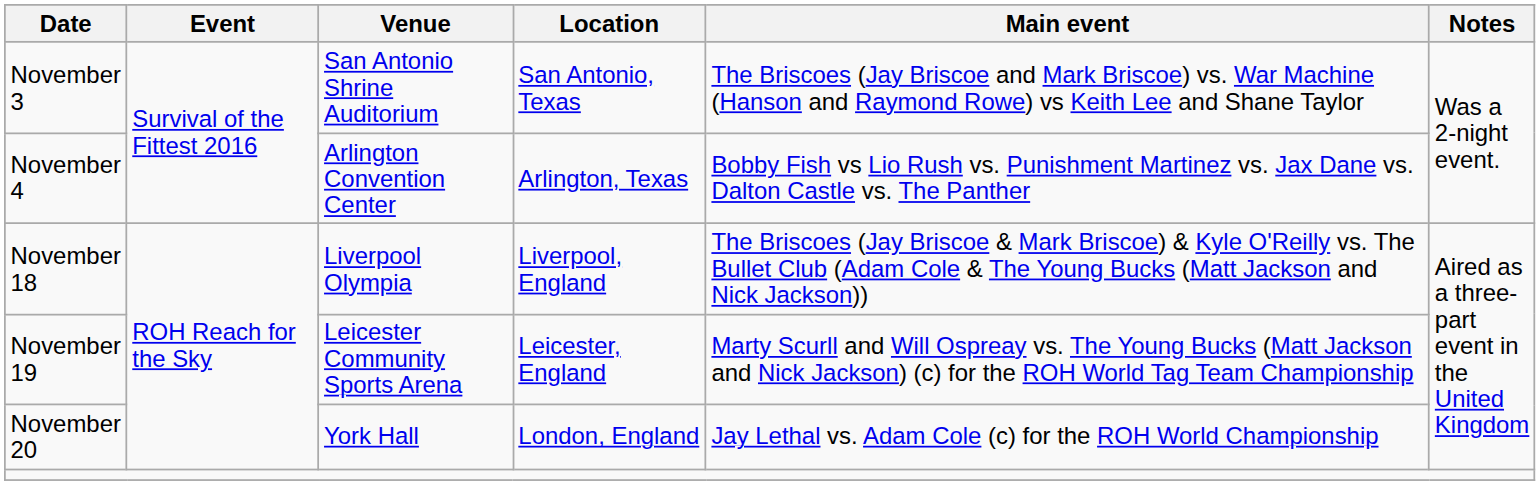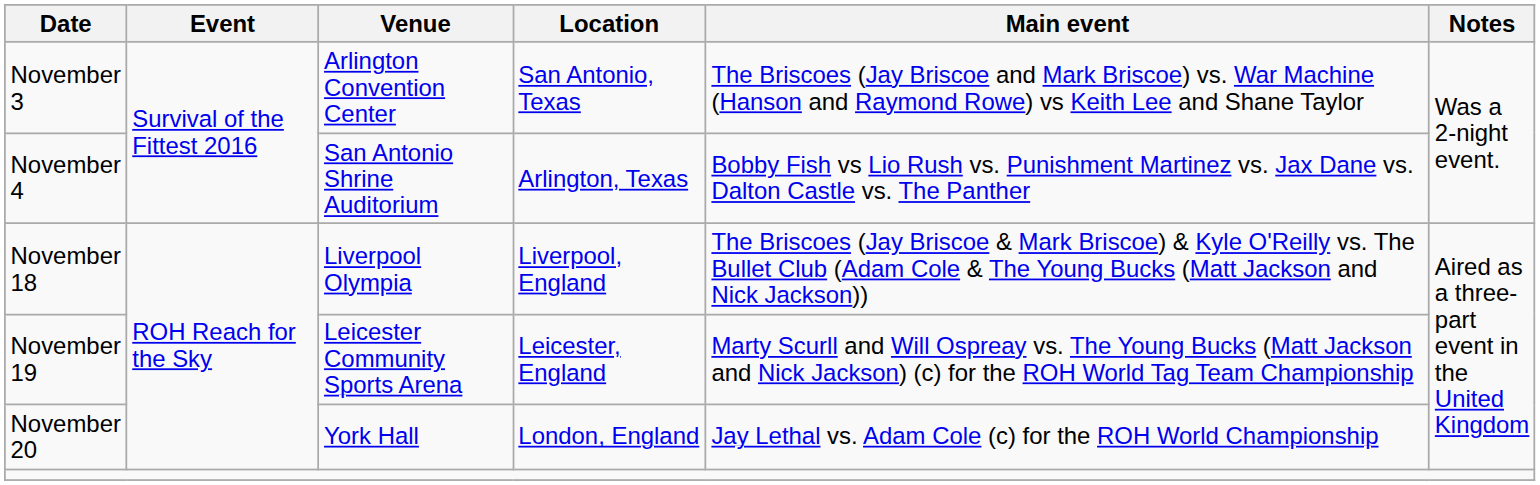(389, 87) San Antonio Shrine Auditorium -> (385, 87) Arlington Convention Center
(385, 178) Arlington Convention Center -> (389, 178) San Antonio Shrine Auditorium
